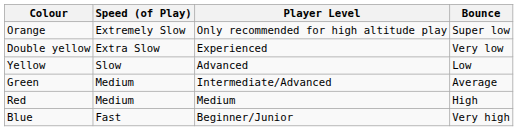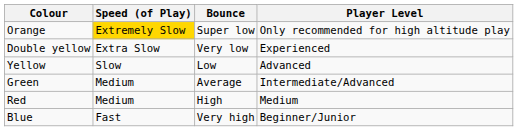columns swapped: (481, 13) <-> (322, 13)
(140, 30) no background -> (140, 30) gold background
